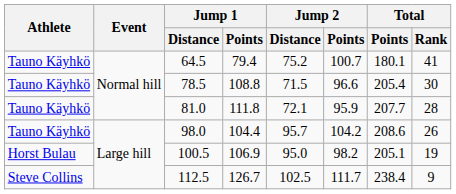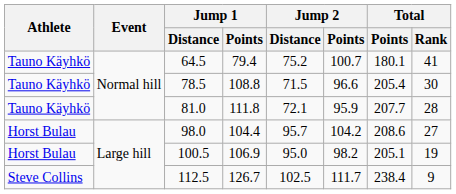(49, 131) Tauno Käyhkö -> (42, 131) Horst Bulau
(431, 131) 26 -> (431, 131) 27
